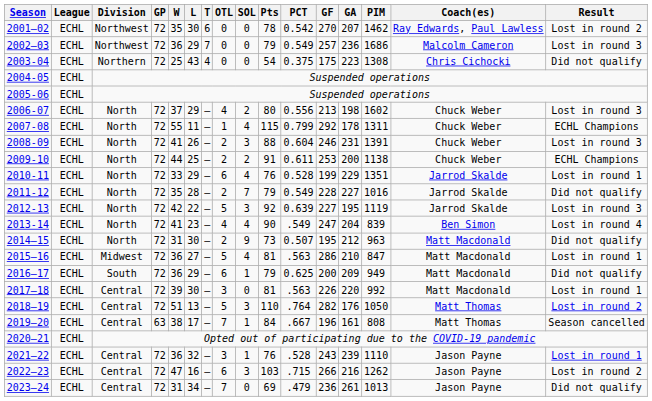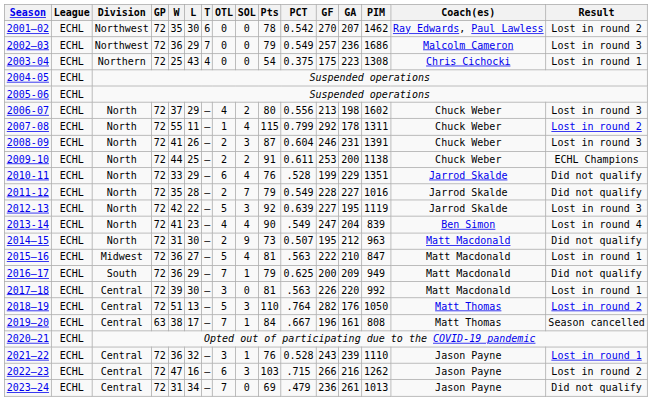(597, 61) Did not qualify -> (597, 61) Lost in round 1
(597, 127) ECHL Champions -> (597, 127) Lost in round 2
(270, 143) 88 -> (270, 143) 87
(299, 176) 0.528 -> (299, 176) .528
(597, 176) Lost in round 1 -> (597, 176) Did not qualify
(327, 257) 286 -> (327, 257) 222
(224, 274) 6 -> (224, 274) 7
(299, 355) .528 -> (299, 355) 0.528
